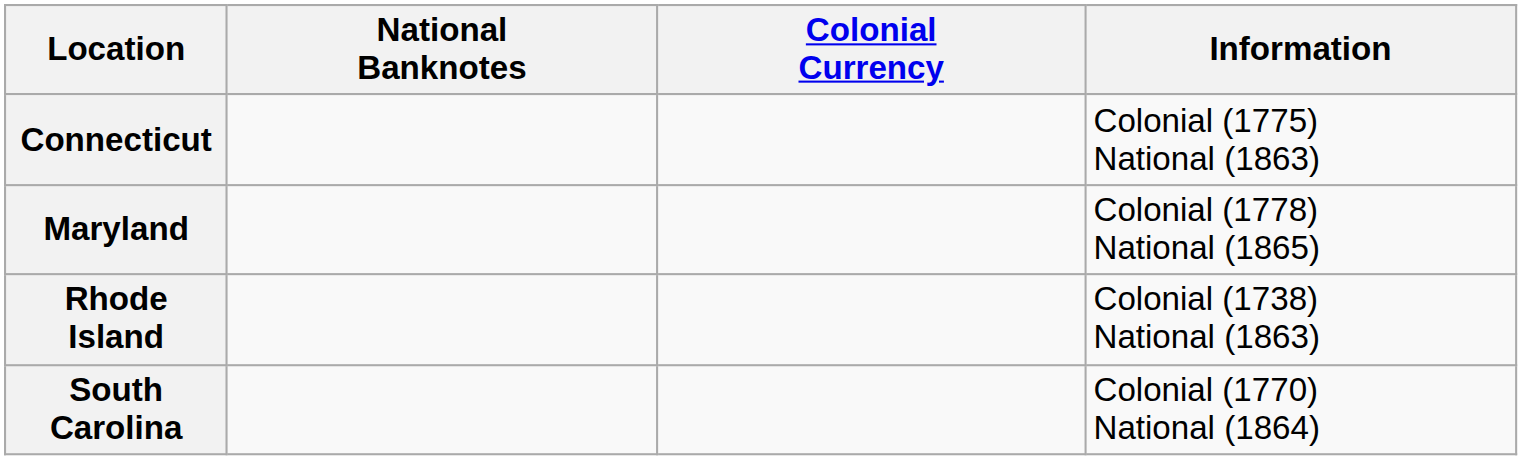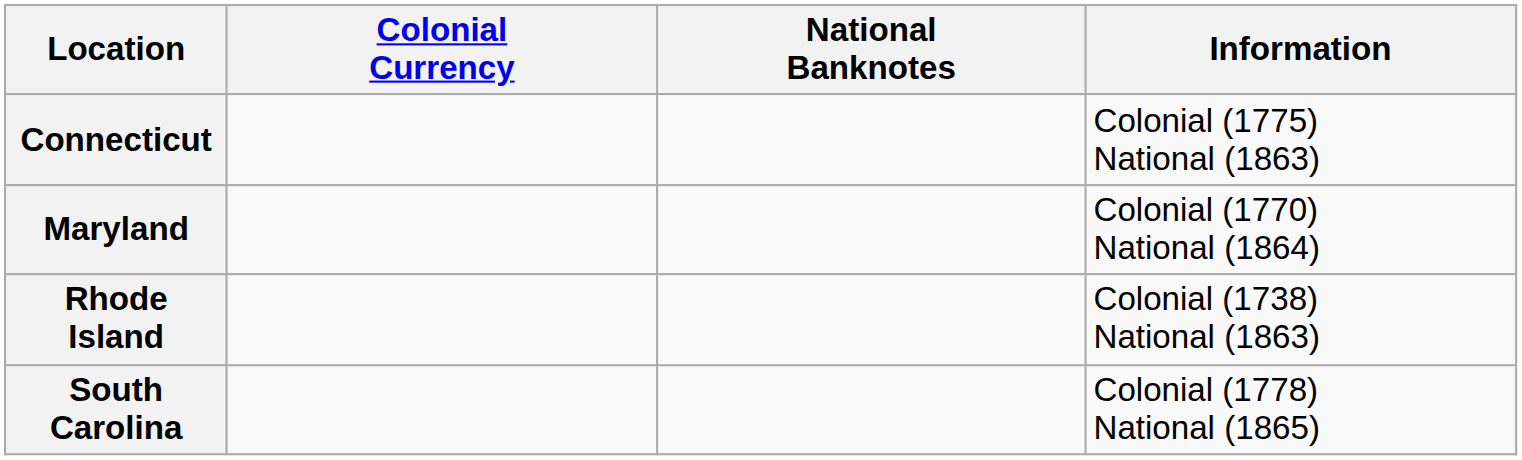columns swapped: (871, 49) <-> (442, 49)
(1207, 228) Colonial (1778) National (1865) -> (1207, 228) Colonial (1770) National (1864)
(1207, 408) Colonial (1770) National (1864) -> (1207, 408) Colonial (1778) National (1865)
